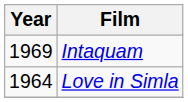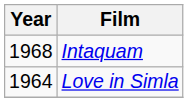(31, 50) 1969 -> (31, 50) 1968
